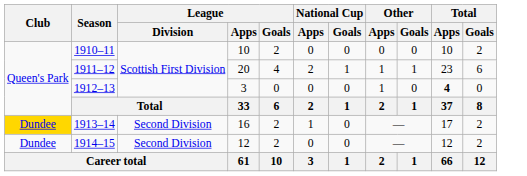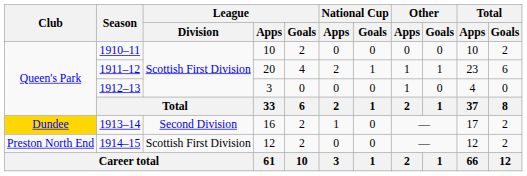(447, 87) bold -> (472, 87) normal
(38, 143) Dundee -> (51, 143) Preston North End
(173, 143) Second Division -> (198, 143) Scottish First Division
